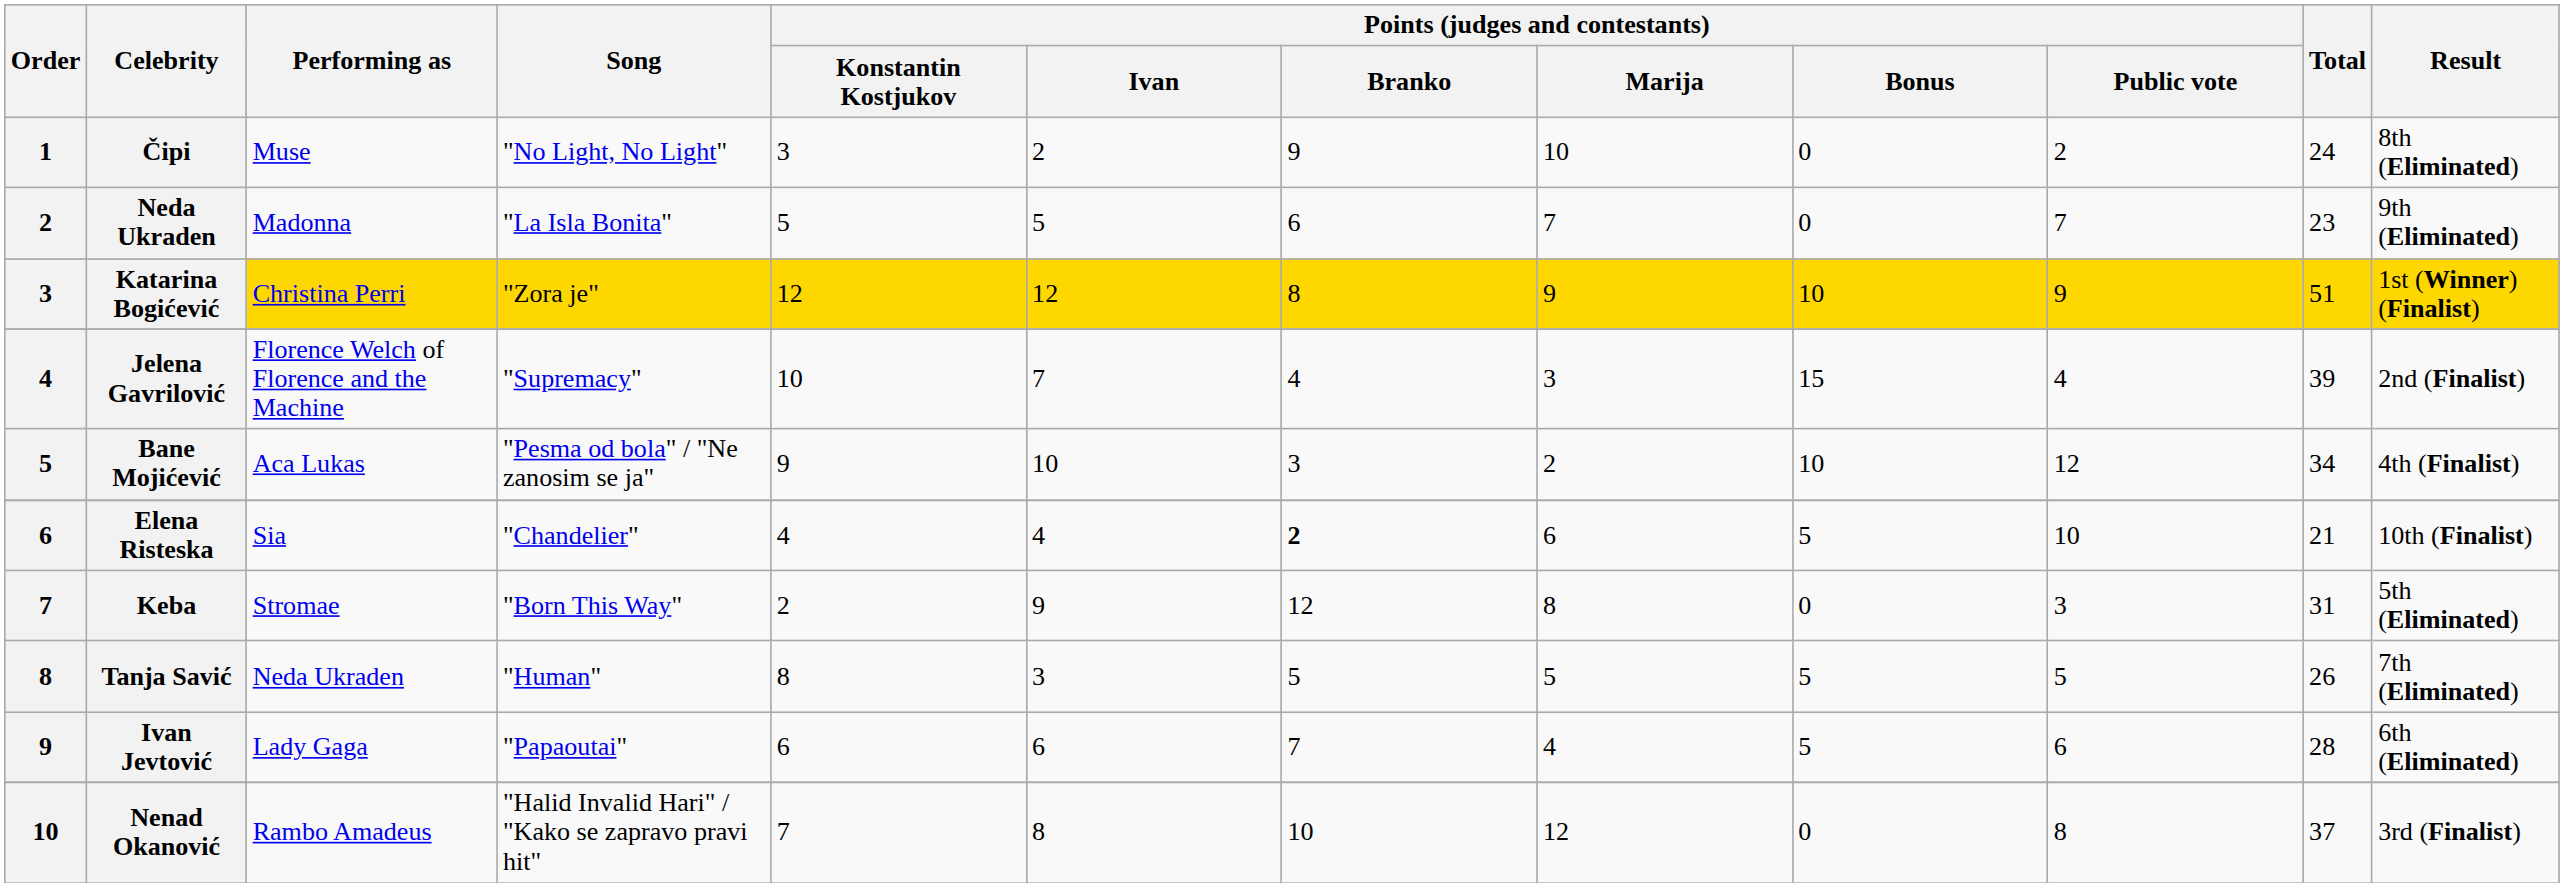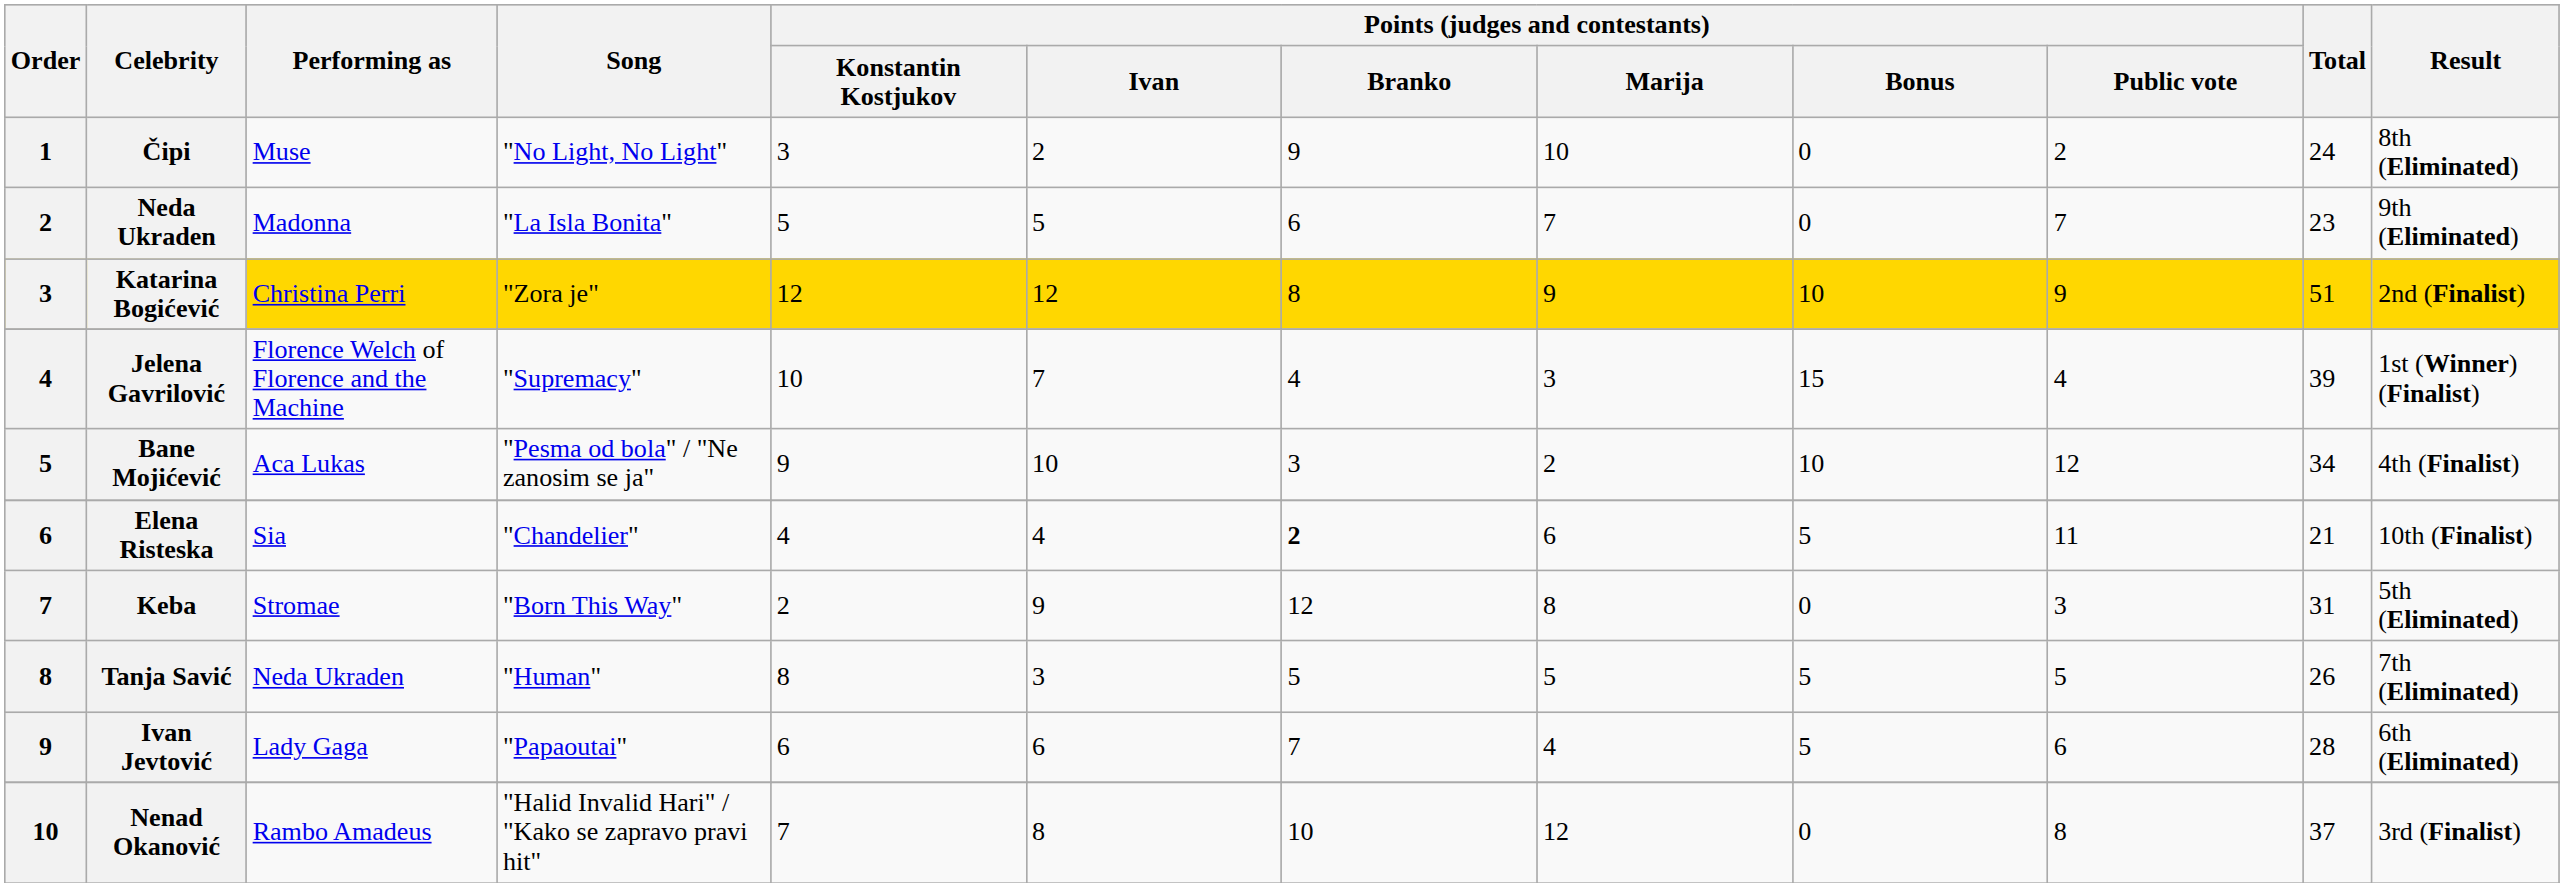(2448, 293) 1st (Winner) (Finalist) -> (2452, 293) 2nd (Finalist)
(2452, 378) 2nd (Finalist) -> (2448, 378) 1st (Winner) (Finalist)
(2067, 534) 10 -> (2066, 534) 11
